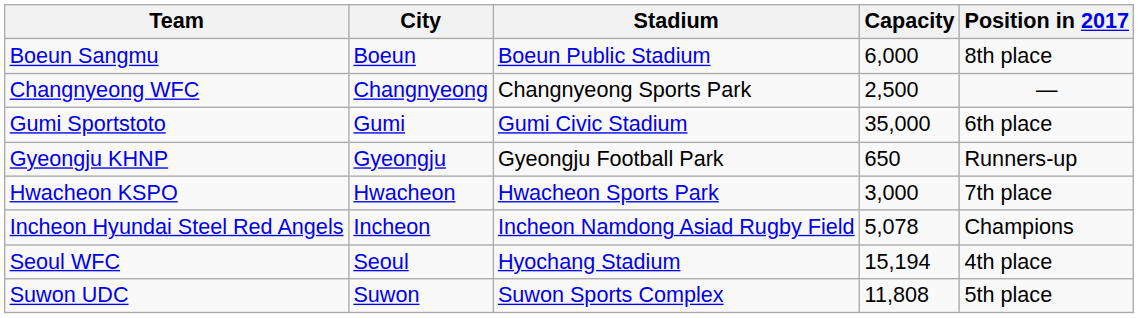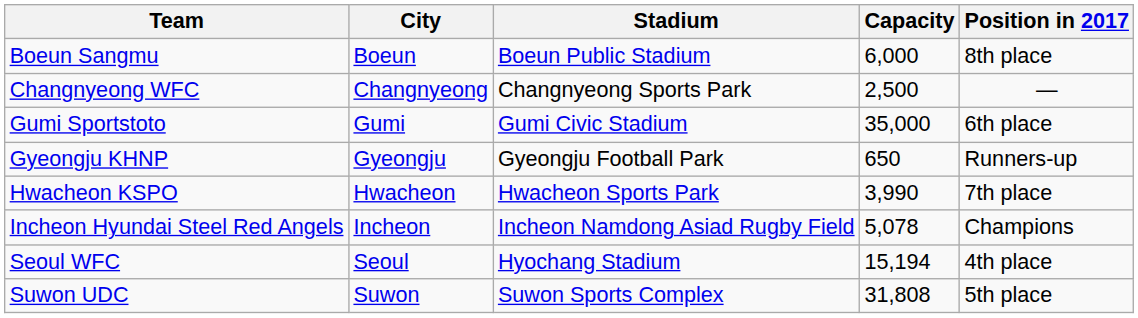(892, 192) 3,000 -> (892, 192) 3,990
(897, 295) 11,808 -> (898, 295) 31,808
